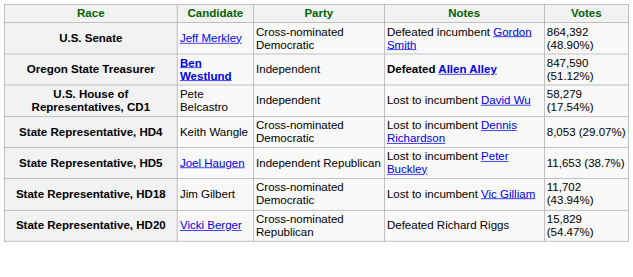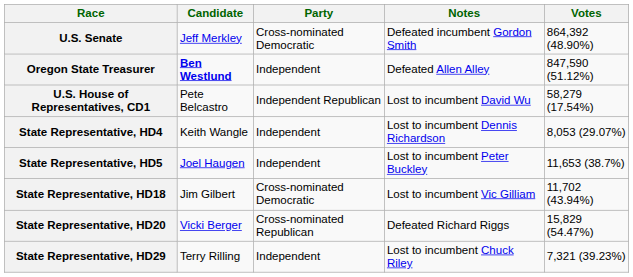(442, 69) bold -> (438, 69) normal
(288, 100) Independent -> (318, 100) Independent Republican
(300, 132) Cross-nominated Democratic -> (288, 132) Independent
(318, 163) Independent Republican -> (288, 163) Independent
+ row: (91, 256)
